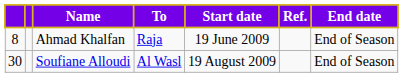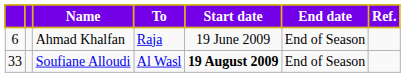columns swapped: (354, 16) <-> (295, 16)
(15, 39) 8 -> (15, 39) 6
(15, 61) 30 -> (15, 61) 33
(232, 61) normal -> (233, 61) bold
